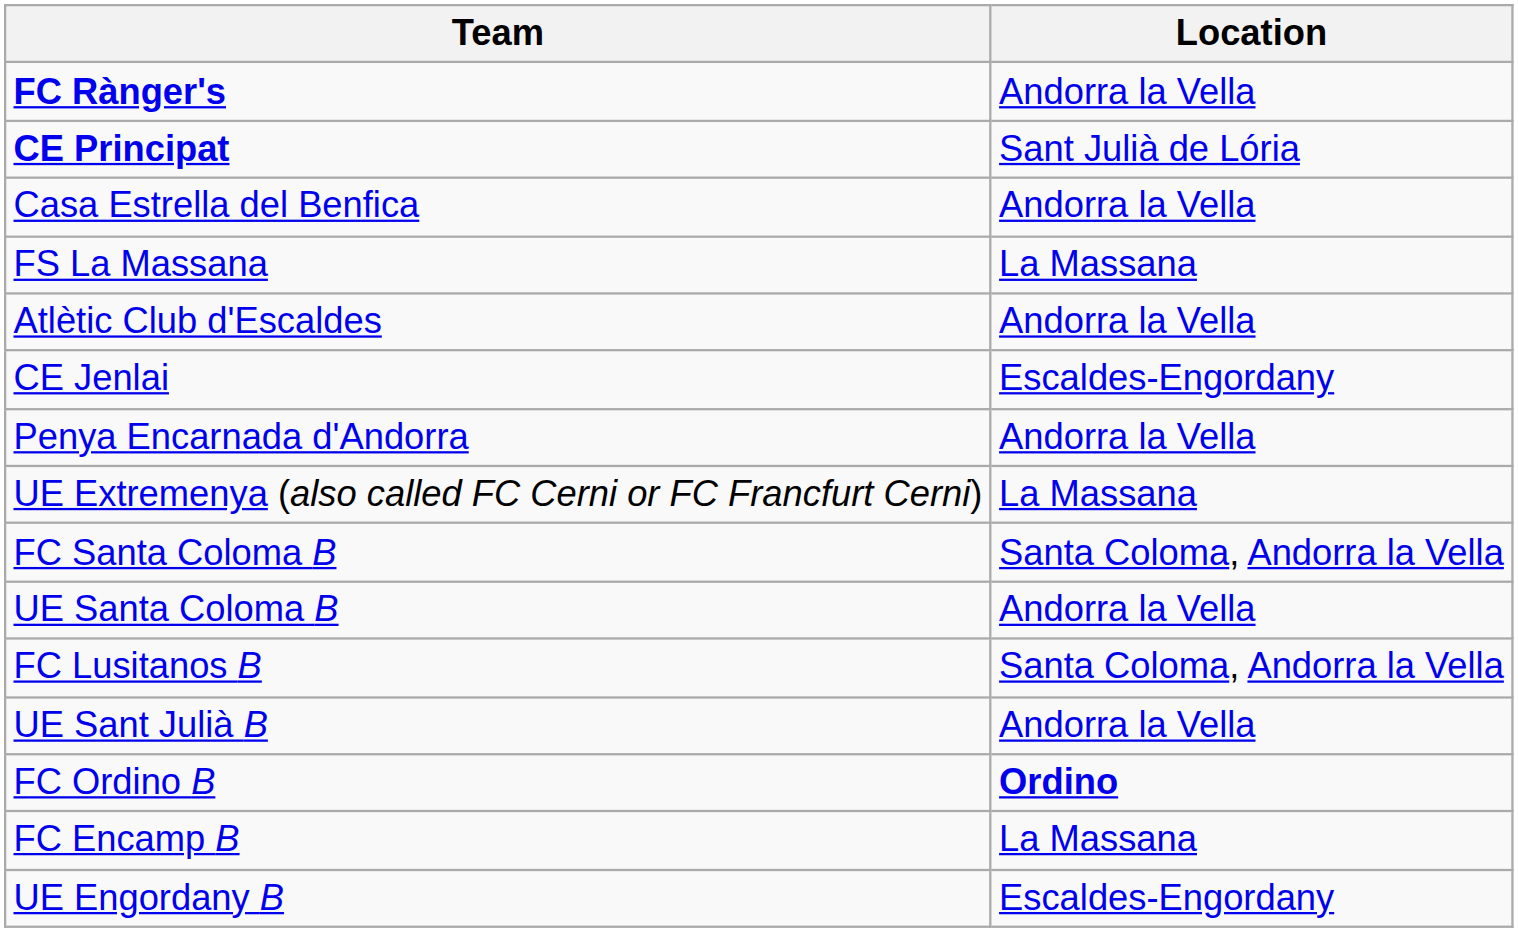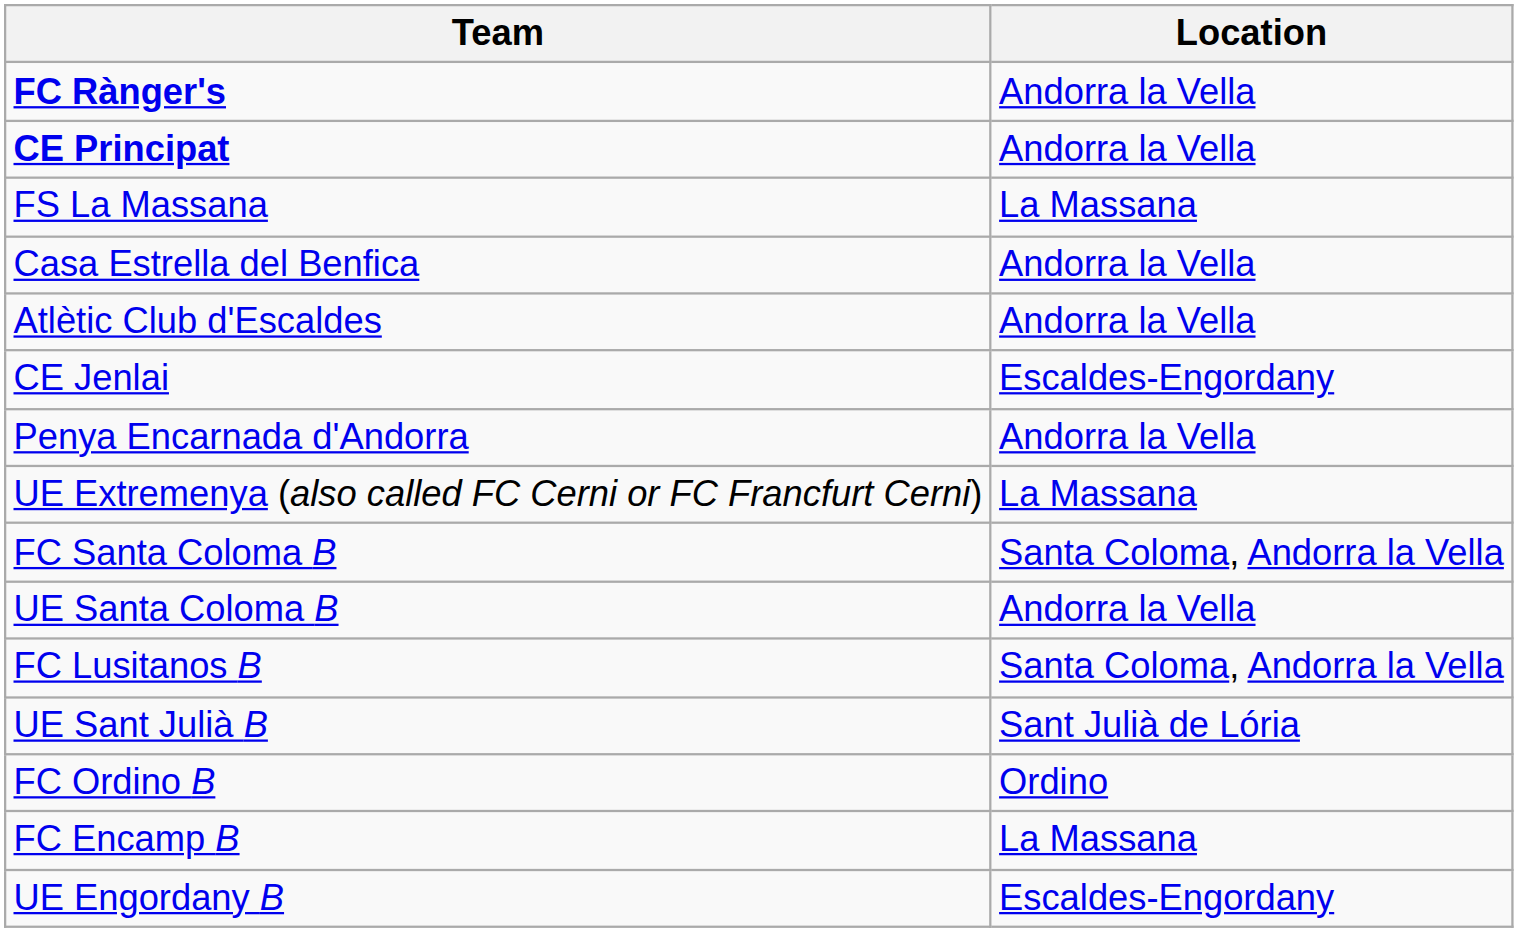(1149, 148) Sant Julià de Lória -> (1127, 148) Andorra la Vella
rows swapped: (216, 206) <-> (141, 263)
(1127, 724) Andorra la Vella -> (1149, 724) Sant Julià de Lória
(1059, 782) bold -> (1054, 782) normal
